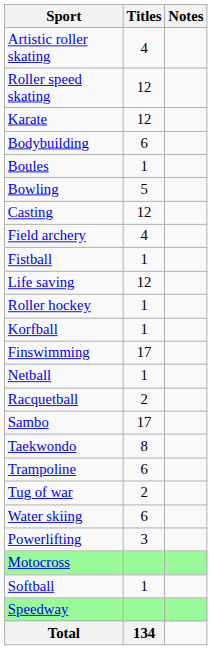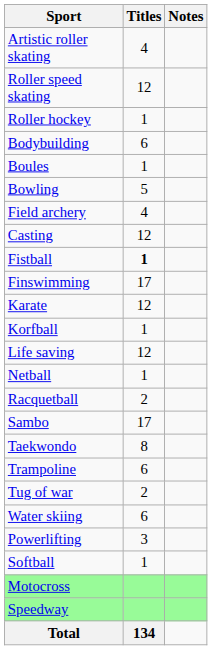rows swapped: (49, 306) <-> (27, 119)
rows swapped: (30, 212) <-> (47, 236)
(144, 259) normal -> (144, 259) bold
rows swapped: (49, 352) <-> (41, 282)
rows swapped: (31, 586) <-> (39, 562)
